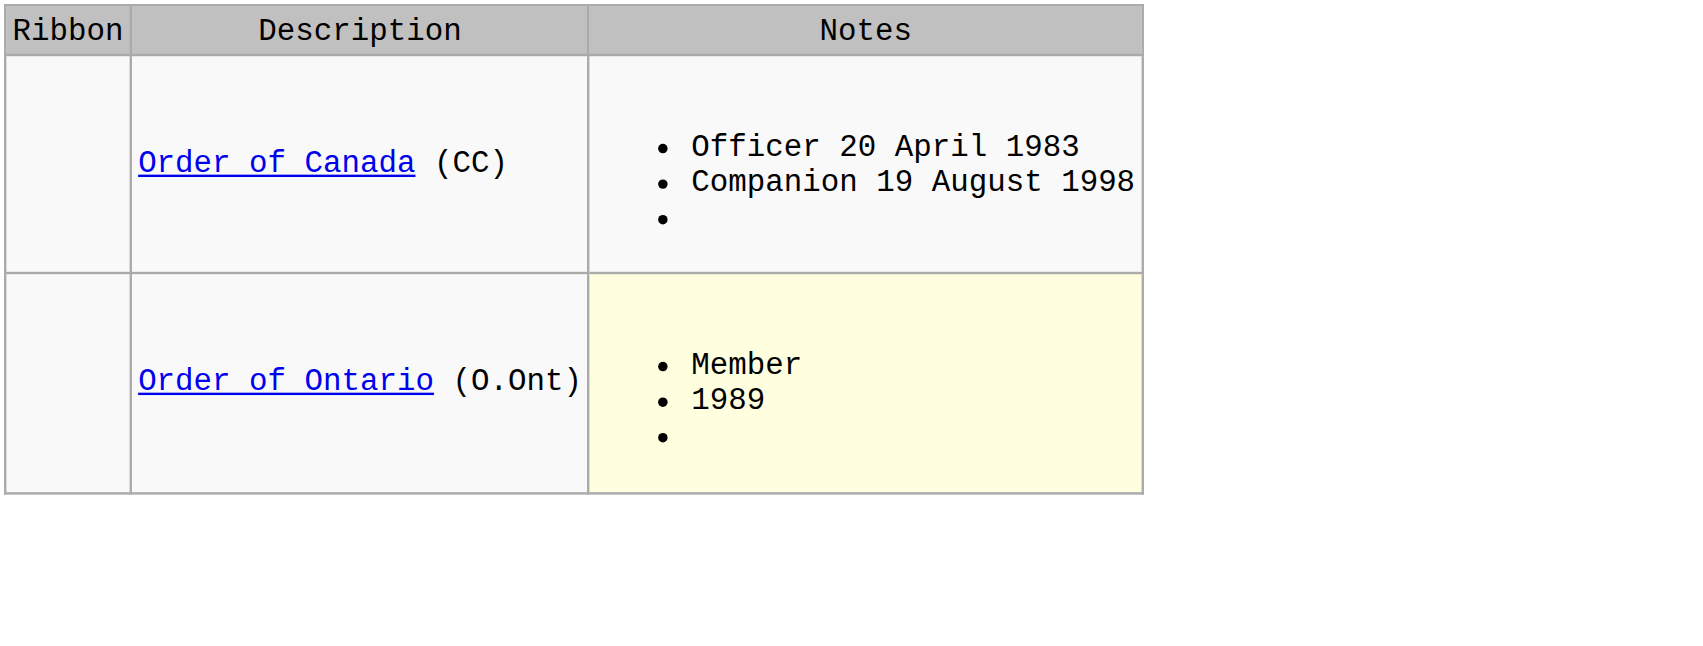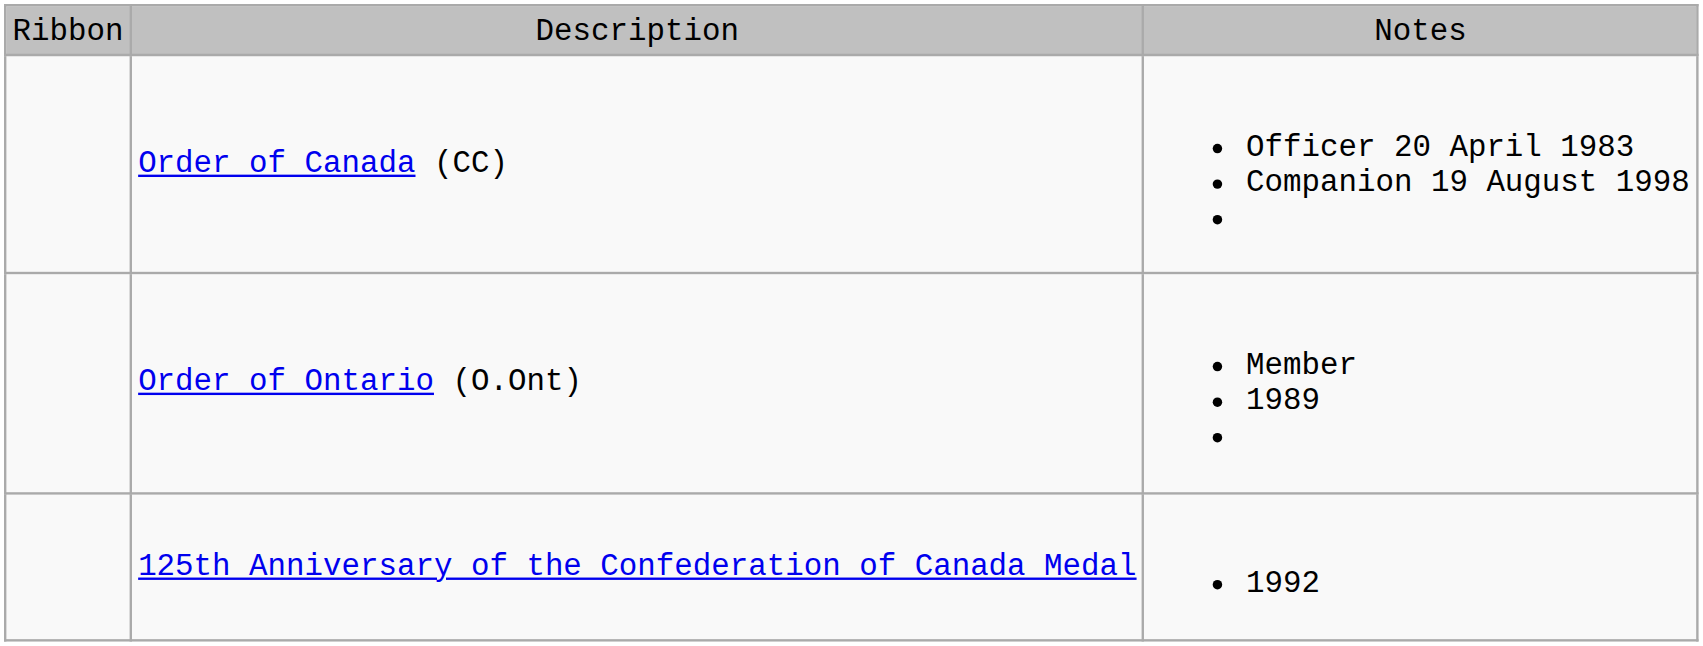(866, 401) lightyellow background -> (1421, 401) no background
+ row: (637, 566)
